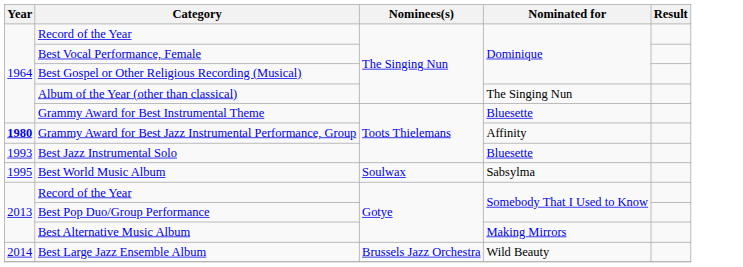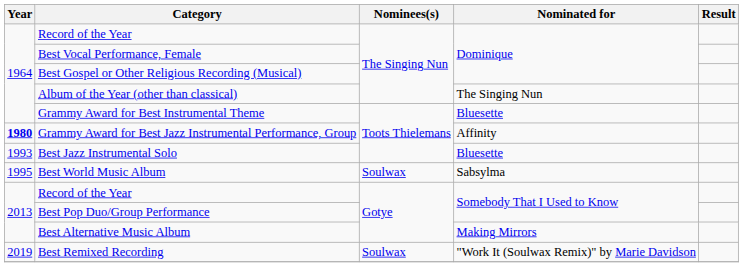- row: (122, 251)
+ row: (101, 251)
